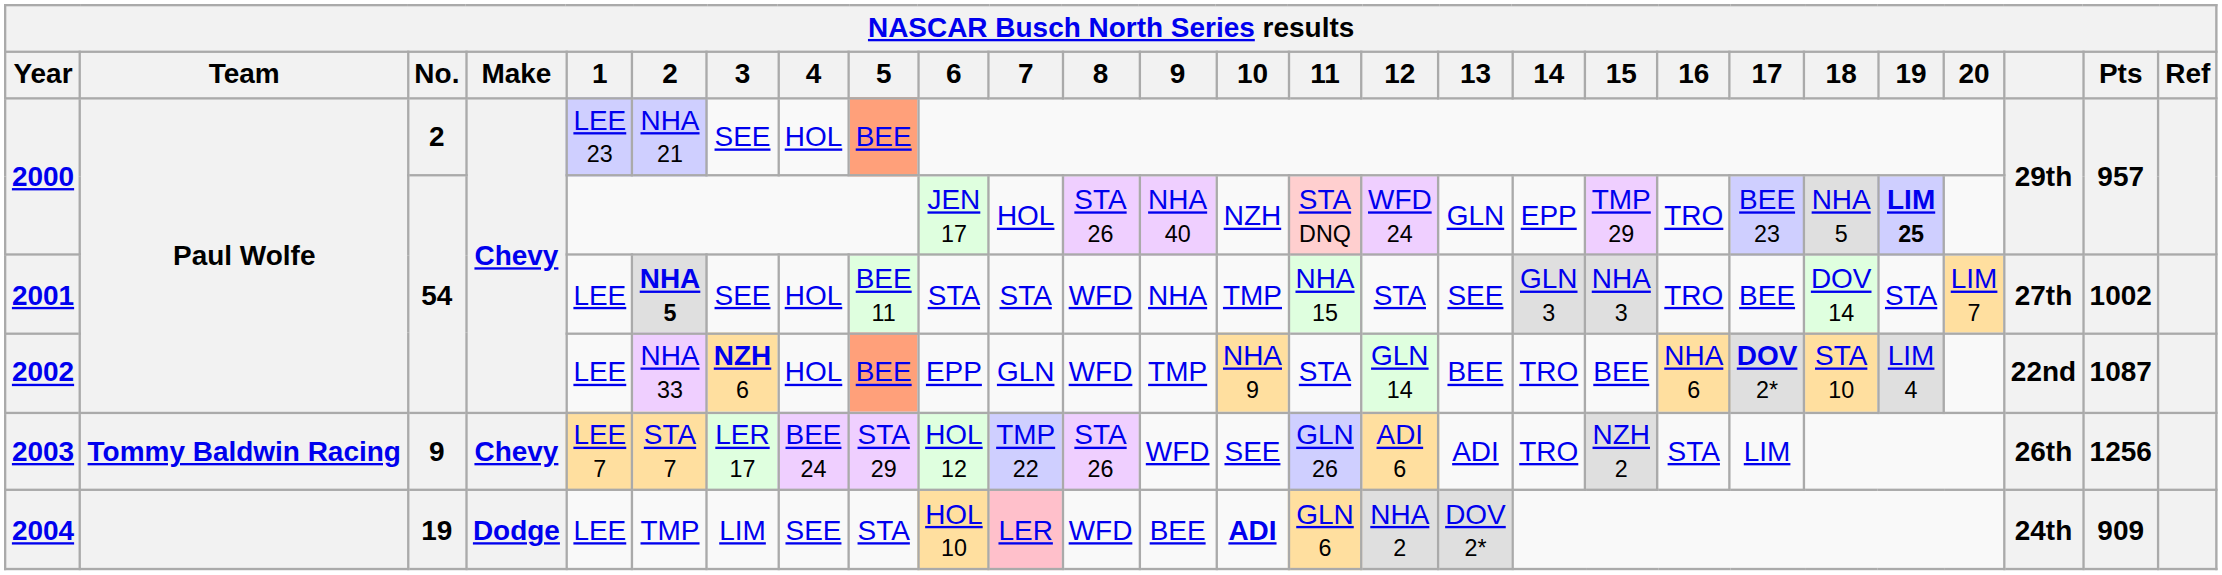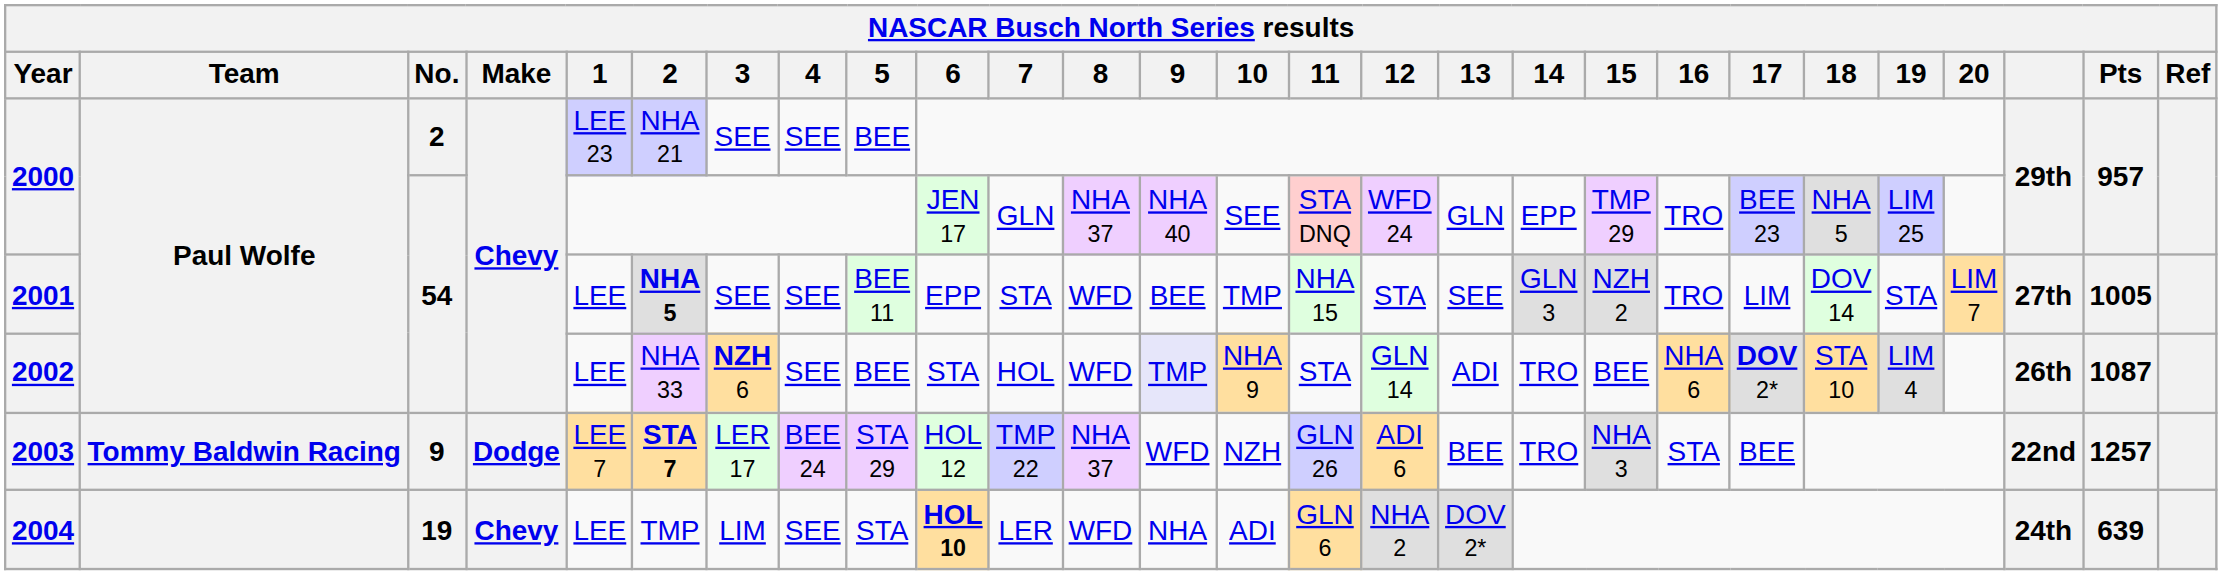(813, 137) HOL -> (813, 137) SEE
(884, 137) lightsalmon background -> (882, 137) no background
(1026, 215) HOL -> (1026, 215) GLN
(1101, 214) STA 26 -> (1100, 214) NHA 37
(1252, 215) NZH -> (1252, 215) SEE
(1911, 215) bold -> (1911, 214) normal
(813, 294) HOL -> (813, 294) SEE
(954, 294) STA -> (953, 294) EPP
(1178, 294) NHA -> (1178, 294) BEE
(1621, 293) NHA 3 -> (1621, 293) NZH 2
(1767, 294) BEE -> (1767, 294) LIM
(2121, 294) 1002 -> (2121, 294) 1005
(813, 373) HOL -> (813, 373) SEE
(884, 373) lightsalmon background -> (882, 373) no background
(954, 373) EPP -> (953, 373) STA
(1026, 373) GLN -> (1026, 373) HOL
(1178, 373) no background -> (1178, 373) lavender background
(1475, 373) BEE -> (1475, 373) ADI
(2043, 373) 22nd -> (2043, 373) 26th
(516, 452) Chevy -> (516, 452) Dodge
(670, 450) normal -> (670, 452) bold
(1101, 450) STA 26 -> (1100, 450) NHA 37
(1252, 452) SEE -> (1252, 452) NZH
(1475, 452) ADI -> (1475, 452) BEE
(1621, 450) NZH 2 -> (1621, 450) NHA 3
(1767, 452) LIM -> (1767, 452) BEE
(2043, 452) 26th -> (2043, 452) 22nd
(2121, 452) 1256 -> (2121, 452) 1257
(516, 530) Dodge -> (516, 530) Chevy
(954, 529) normal -> (953, 530) bold
(1026, 530) pink background -> (1026, 530) no background
(1178, 530) BEE -> (1178, 530) NHA
(1252, 530) bold -> (1252, 530) normal
(2121, 530) 909 -> (2121, 530) 639
